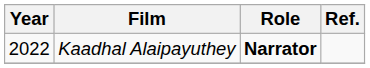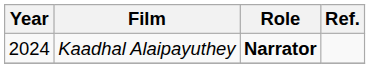(29, 48) 2022 -> (29, 48) 2024
